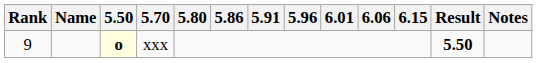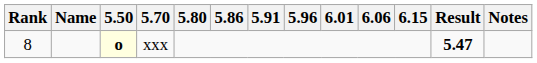(28, 44) 9 -> (28, 44) 8
(458, 44) 5.50 -> (458, 44) 5.47
